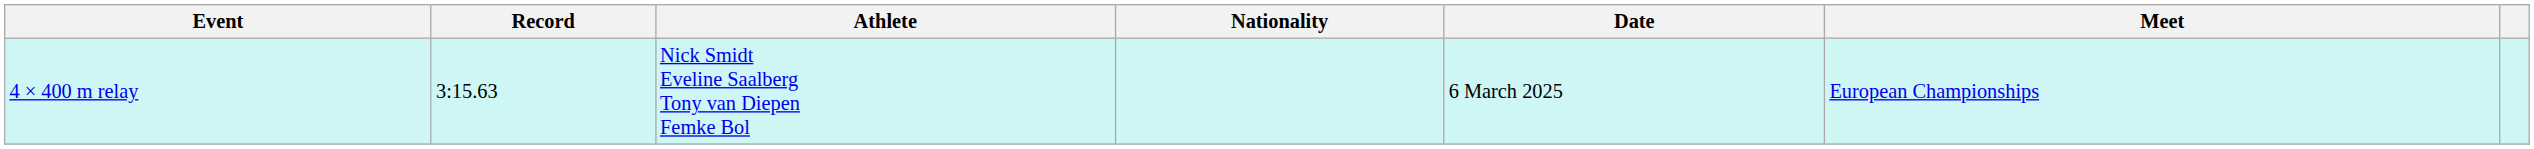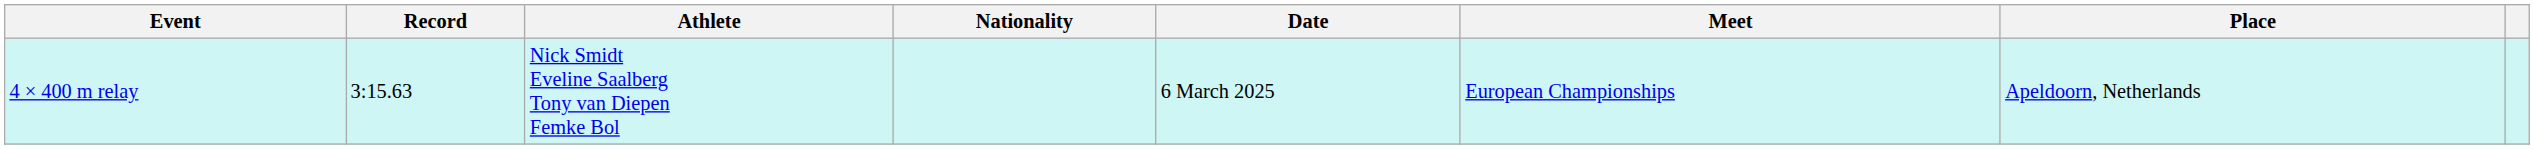+ column: (2253, 21)
